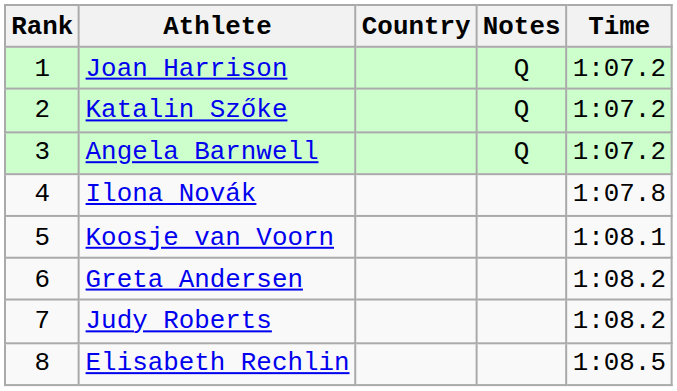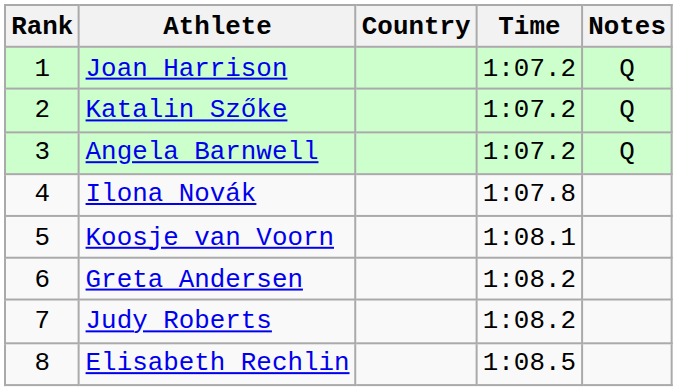columns swapped: (619, 26) <-> (522, 26)
